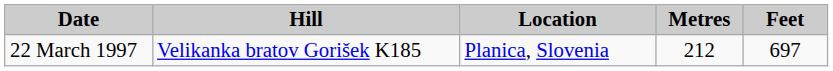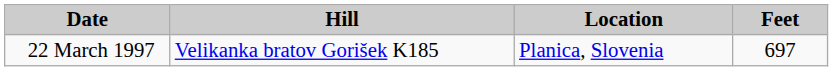- column: (699, 19)
